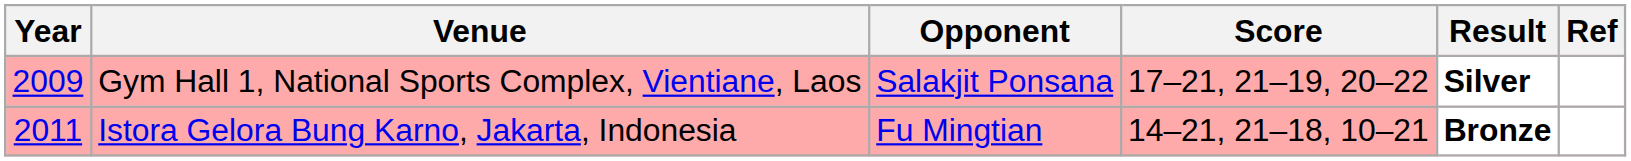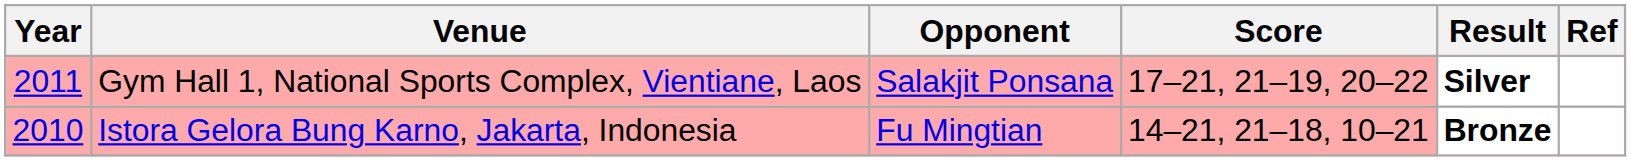(48, 81) 2009 -> (48, 81) 2011
(48, 131) 2011 -> (48, 131) 2010
